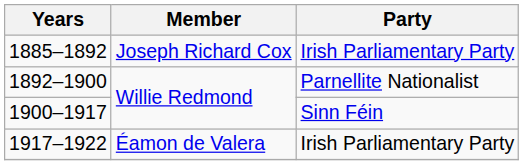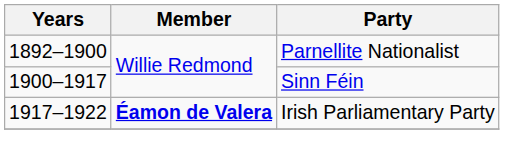- row: (58, 50)
(191, 143) normal -> (194, 112) bold
